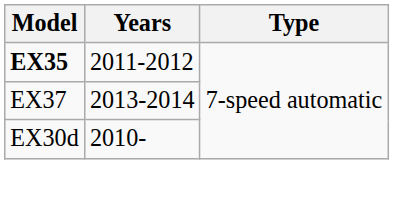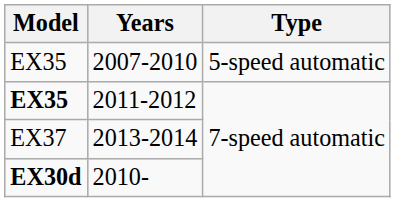+ row: (145, 61)
(45, 138) normal -> (46, 176) bold
